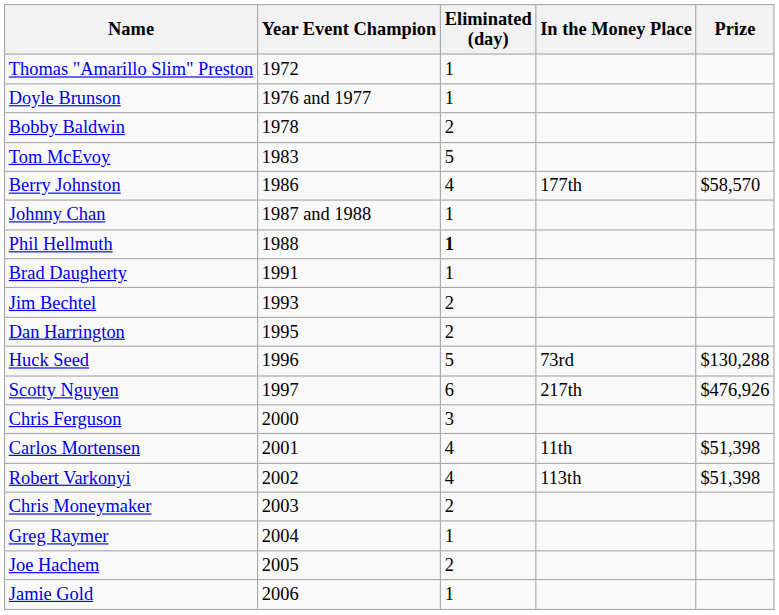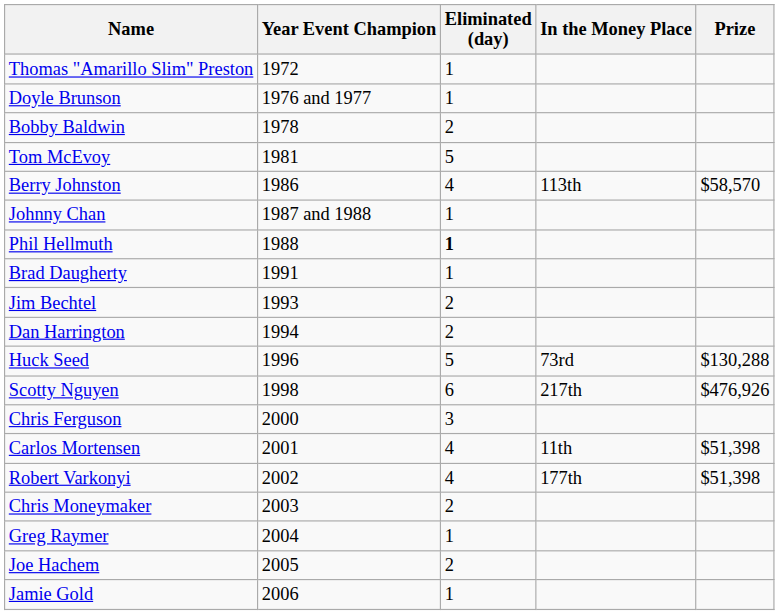(280, 156) 1983 -> (280, 156) 1981
(561, 185) 177th -> (561, 185) 113th
(280, 331) 1995 -> (280, 331) 1994
(280, 389) 1997 -> (280, 389) 1998
(561, 477) 113th -> (561, 477) 177th
